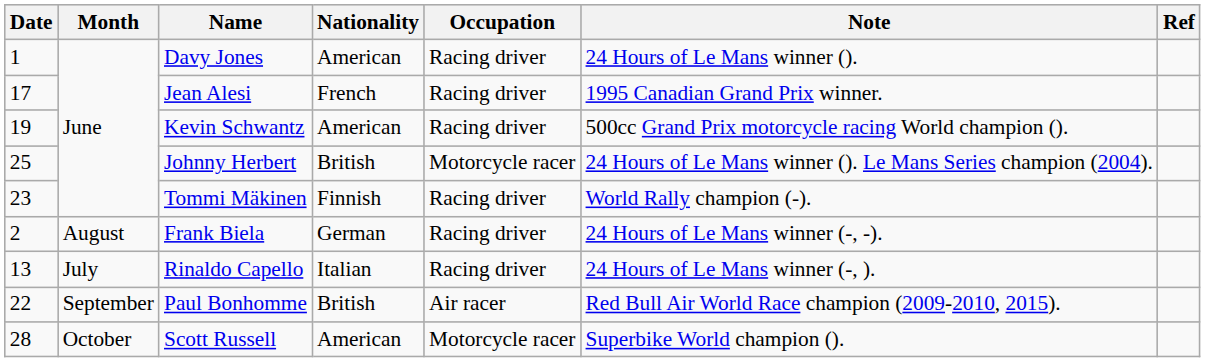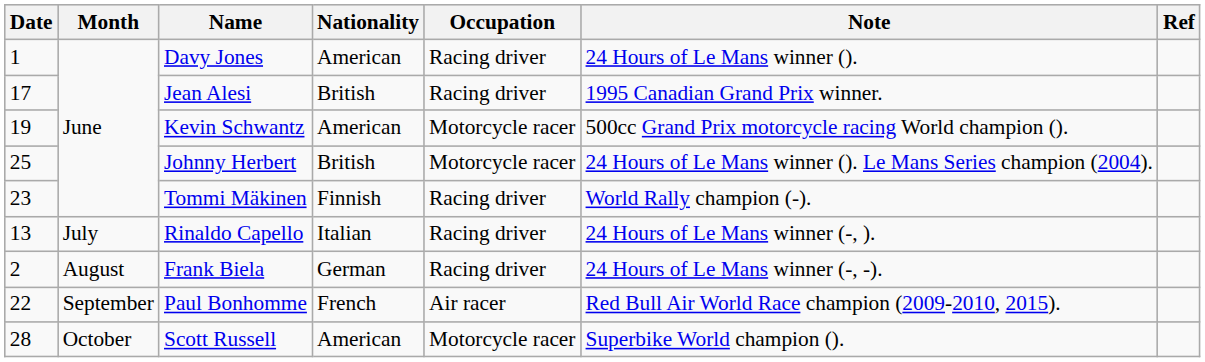(347, 92) French -> (346, 92) British
(487, 127) Racing driver -> (502, 127) Motorcycle racer
rows swapped: (234, 268) <-> (214, 233)
(346, 303) British -> (347, 303) French
